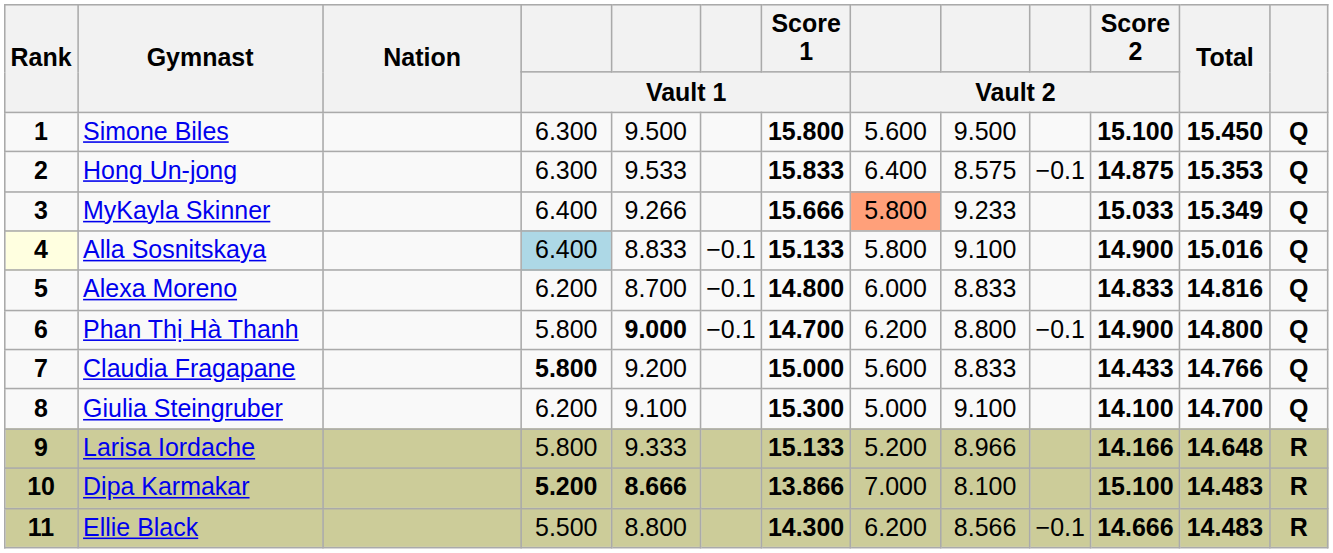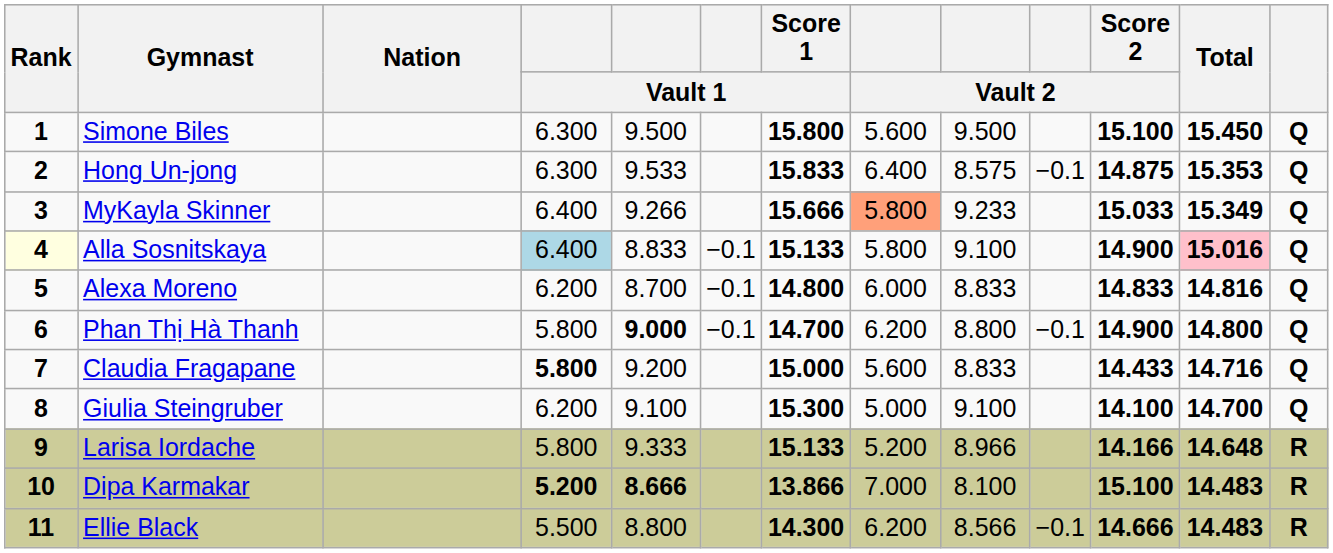(1225, 250) no background -> (1225, 250) pink background
(1225, 369) 14.766 -> (1225, 369) 14.716
